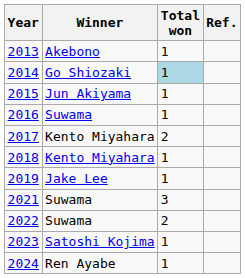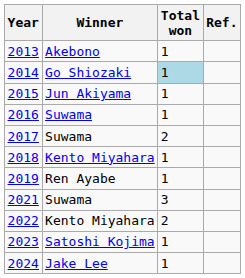(100, 136) Kento Miyahara -> (69, 136) Suwama
(76, 178) Jake Lee -> (80, 178) Ren Ayabe
(69, 221) Suwama -> (100, 221) Kento Miyahara
(80, 263) Ren Ayabe -> (76, 263) Jake Lee
